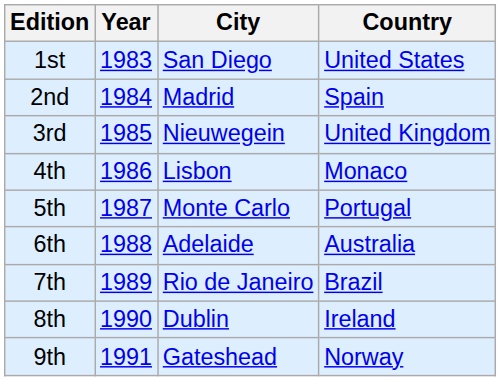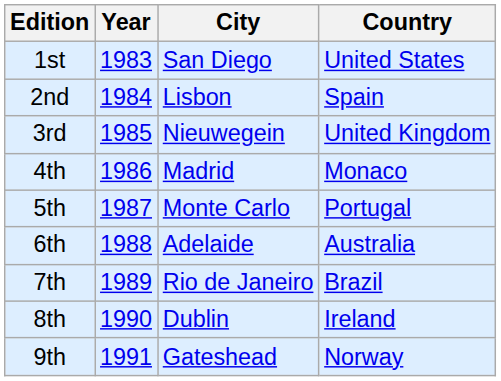(198, 97) Madrid -> (197, 97) Lisbon
(197, 171) Lisbon -> (198, 171) Madrid
